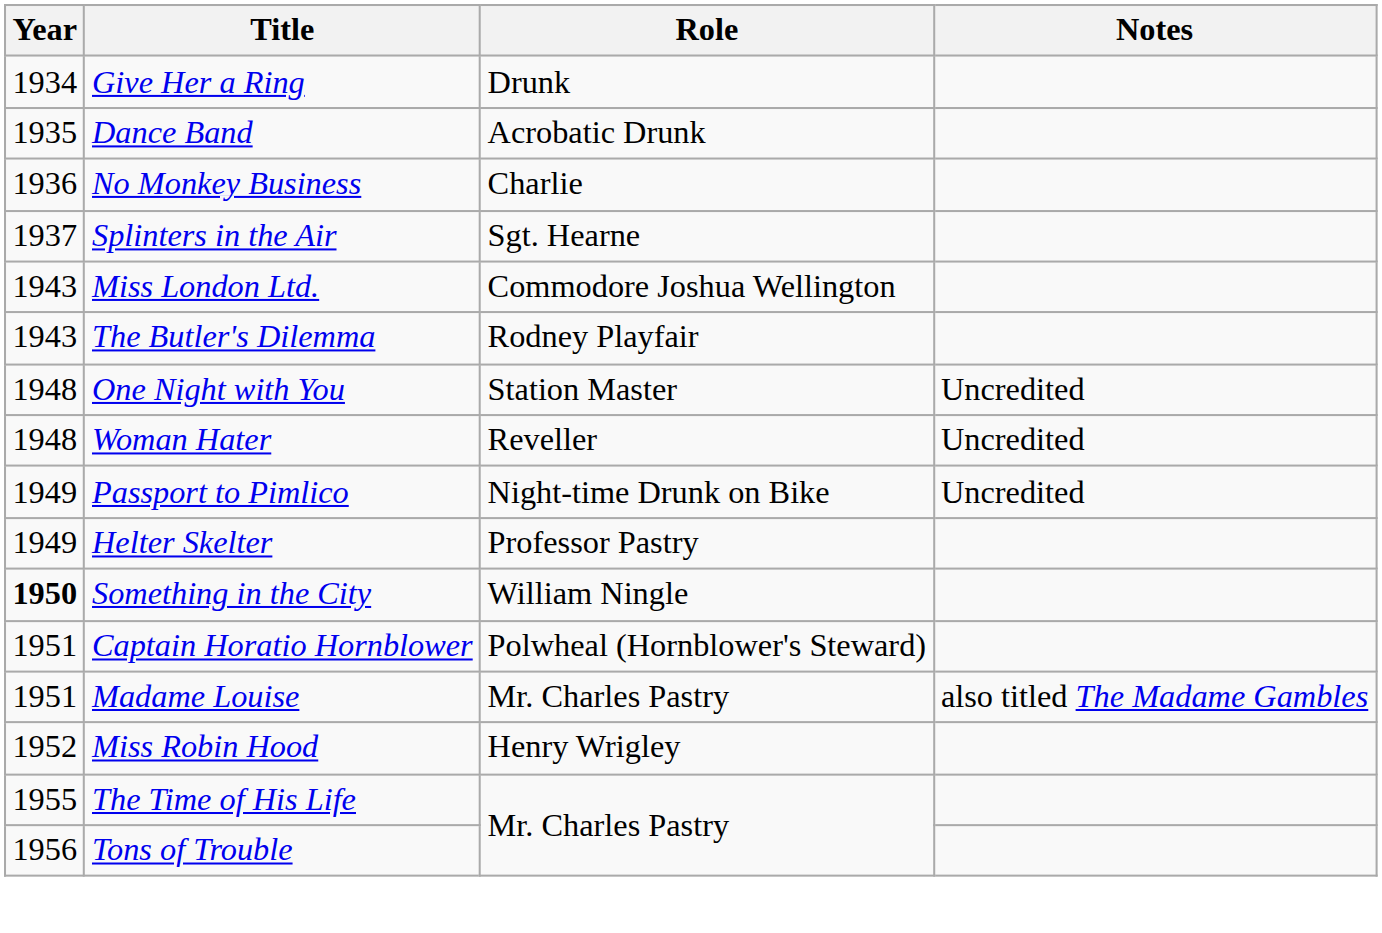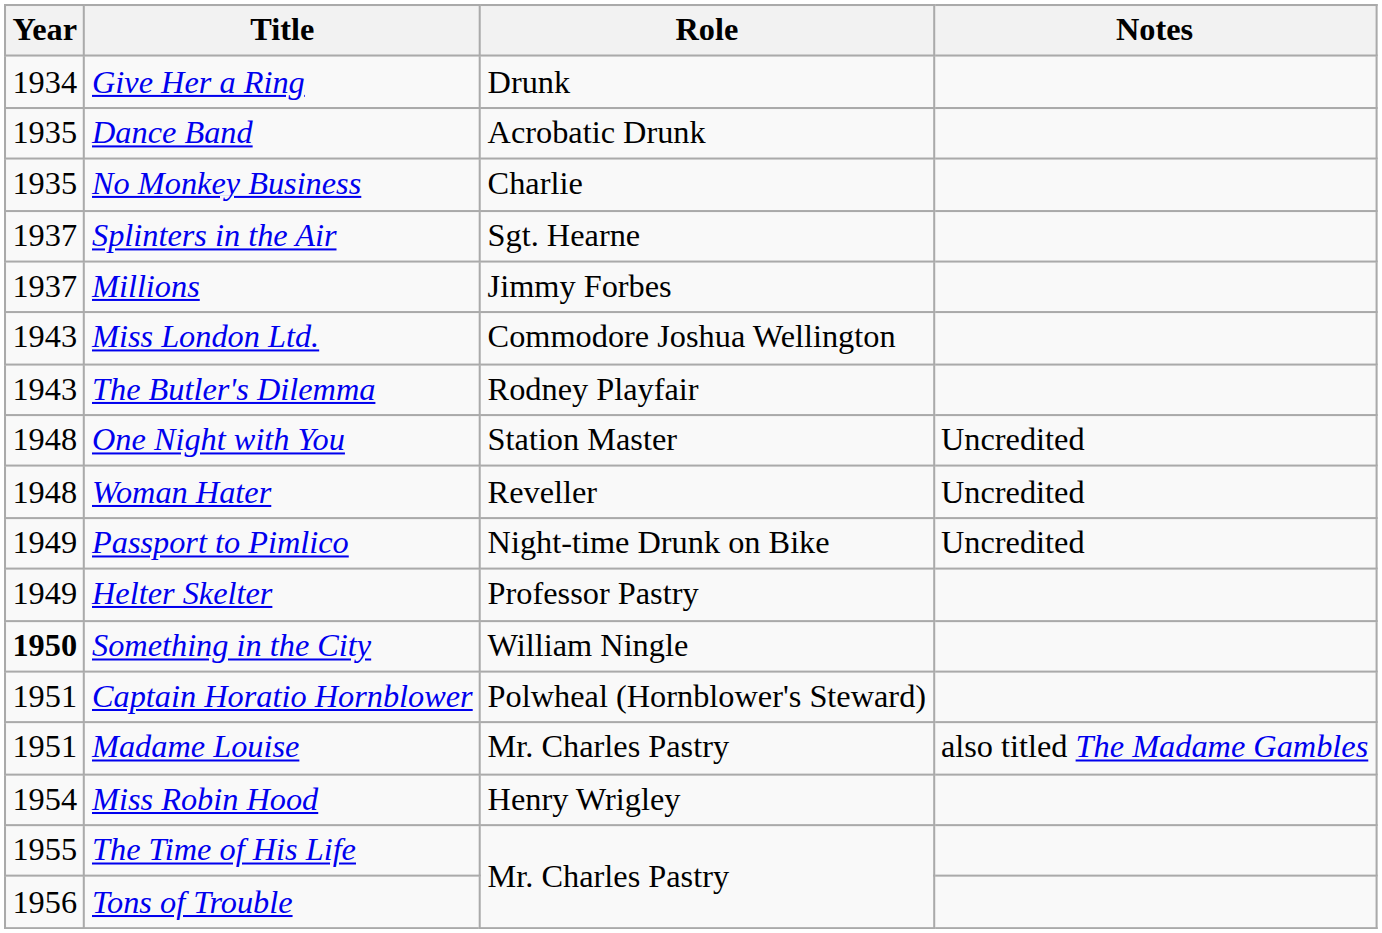(45, 183) 1936 -> (45, 183) 1935
+ row: (146, 286)
(45, 747) 1952 -> (45, 798) 1954
